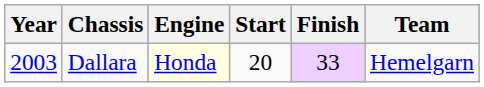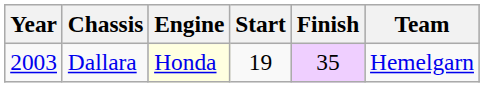(261, 62) 20 -> (261, 62) 19
(328, 62) 33 -> (328, 62) 35
